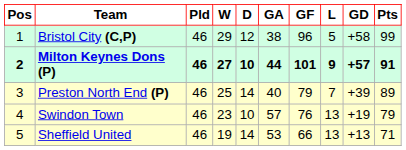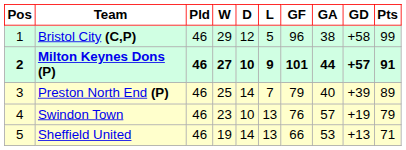columns swapped: (332, 15) <-> (274, 15)
